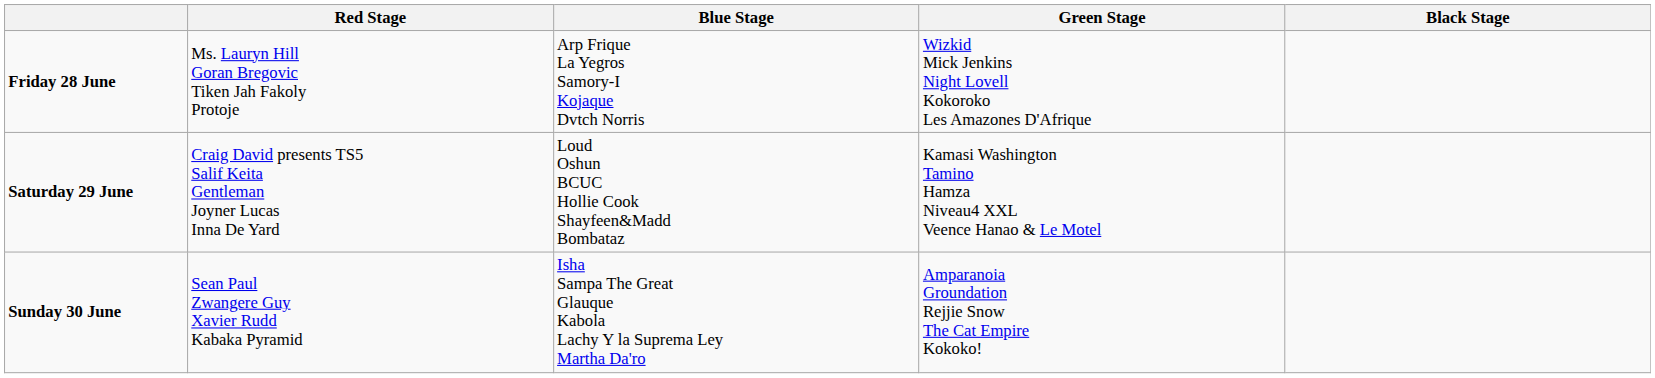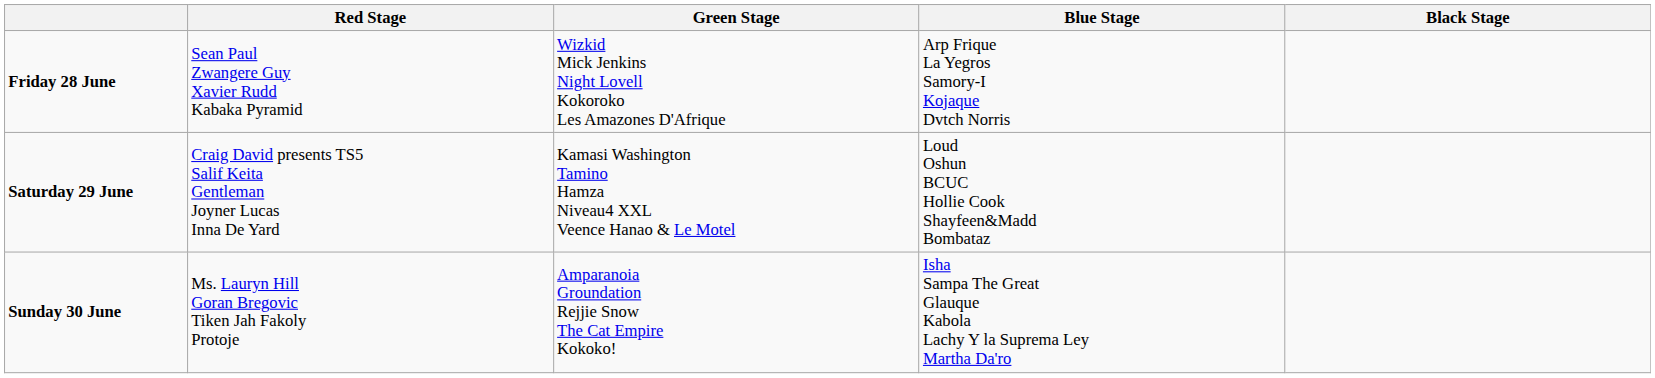columns swapped: (1102, 17) <-> (736, 17)
(249, 81) Ms. Lauryn Hill Goran Bregovic Tiken Jah Fakoly Protoje -> (247, 81) Sean Paul Zwangere Guy Xavier Rudd Kabaka Pyramid
(247, 312) Sean Paul Zwangere Guy Xavier Rudd Kabaka Pyramid -> (249, 312) Ms. Lauryn Hill Goran Bregovic Tiken Jah Fakoly Protoje
